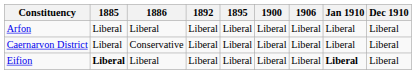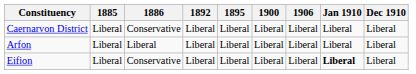rows swapped: (19, 28) <-> (47, 45)
(109, 61) bold -> (107, 61) normal
(144, 61) Liberal -> (154, 61) Conservative
